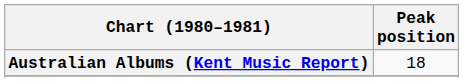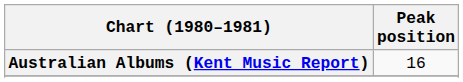(416, 63) 18 -> (416, 63) 16
